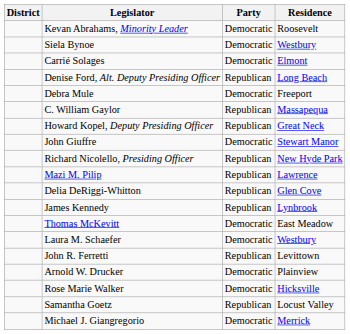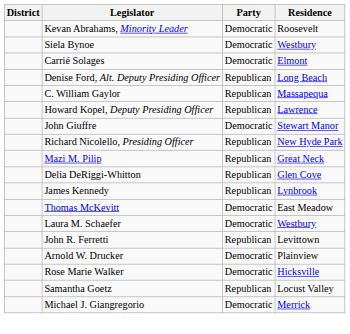- row: (69, 93)
(301, 126) Great Neck -> (297, 110) Lawrence
(297, 175) Lawrence -> (301, 158) Great Neck
